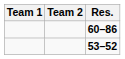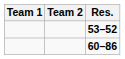rows swapped: (102, 29) <-> (102, 46)
